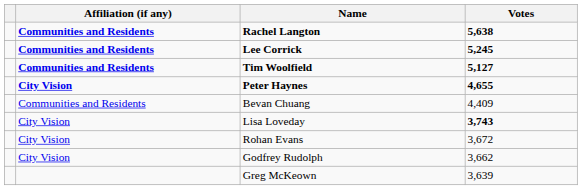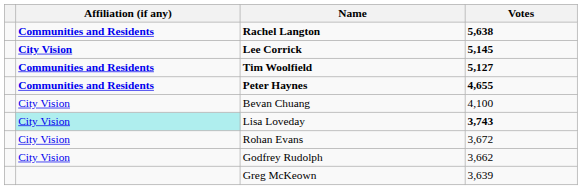(86, 49) Communities and Residents -> (45, 49) City Vision
(480, 49) 5,245 -> (480, 49) 5,145
(45, 85) City Vision -> (86, 85) Communities and Residents
(82, 103) Communities and Residents -> (44, 103) City Vision
(480, 103) 4,409 -> (480, 103) 4,100
(44, 121) no background -> (44, 121) paleturquoise background
